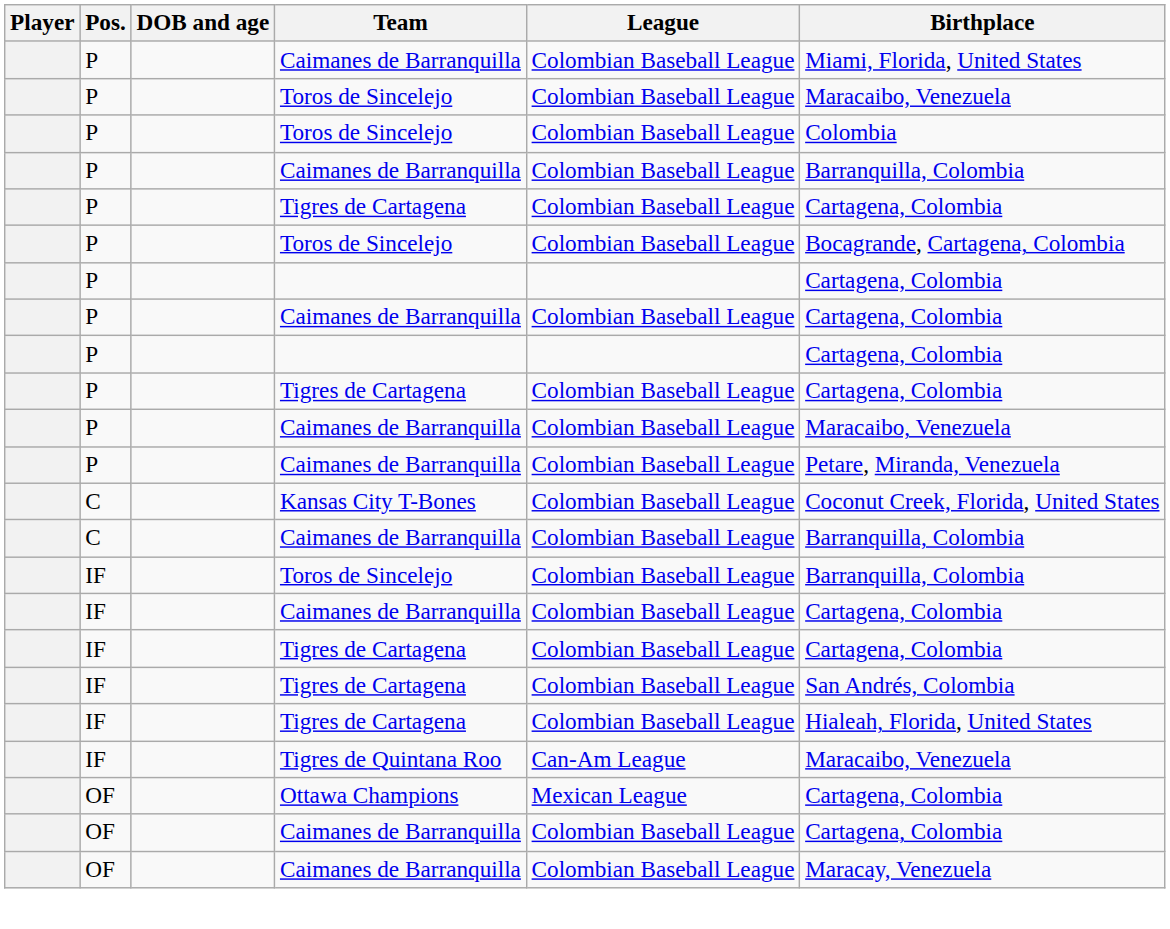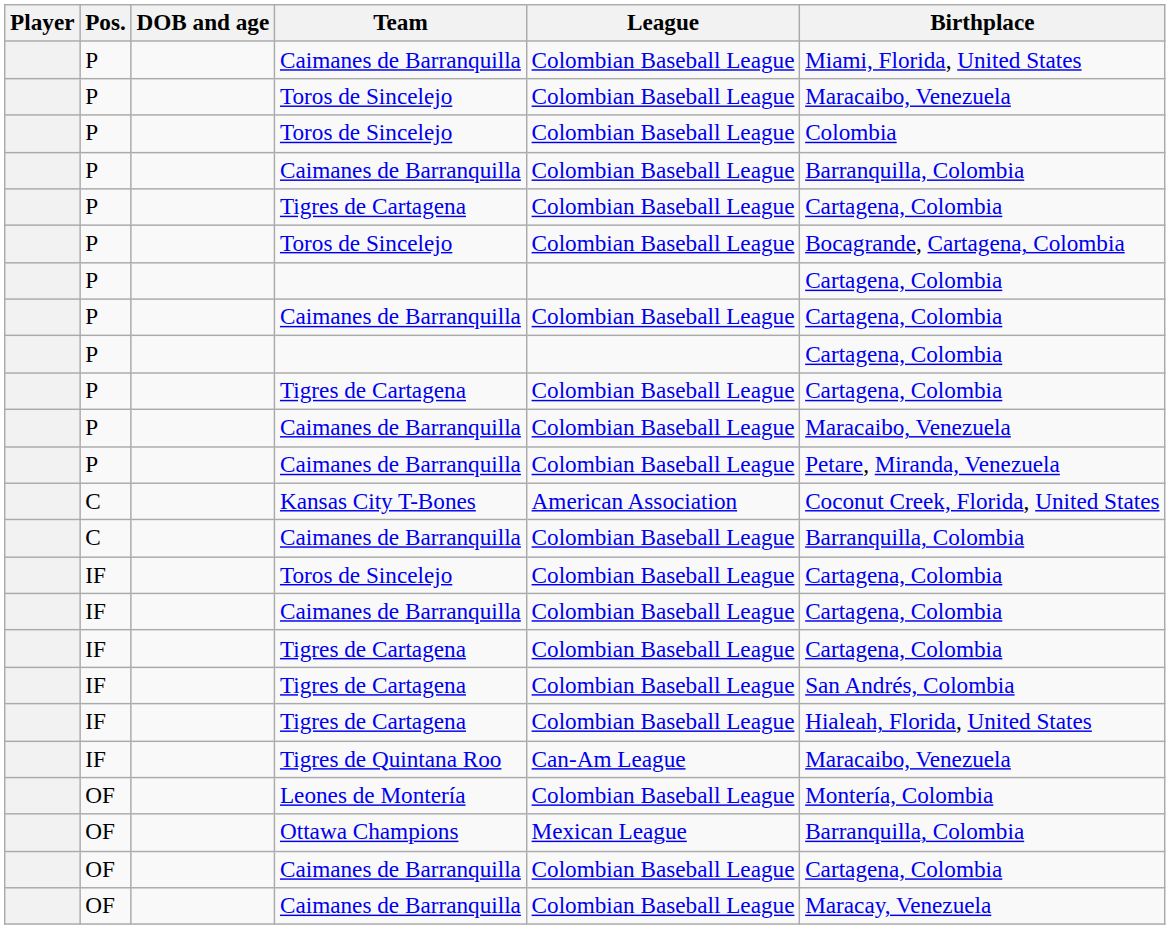(663, 501) Colombian Baseball League -> (634, 501) American Association
(915, 574) Barranquilla, Colombia -> (904, 574) Cartagena, Colombia
+ row: (100, 795)
(904, 795) Cartagena, Colombia -> (915, 832) Barranquilla, Colombia
